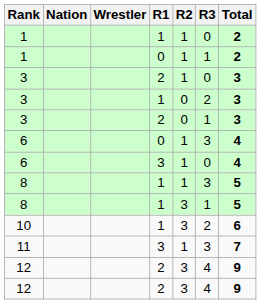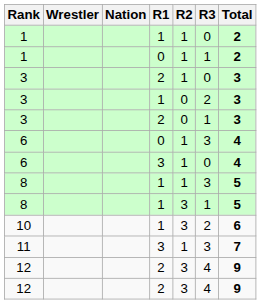columns swapped: (120, 15) <-> (67, 15)
